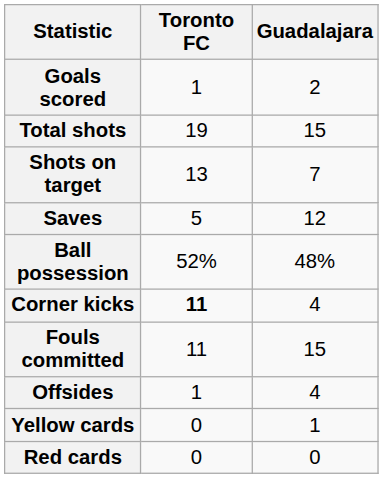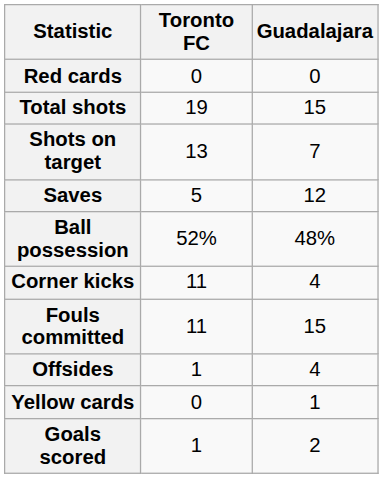rows swapped: (73, 87) <-> (73, 457)
(196, 305) bold -> (196, 282) normal
